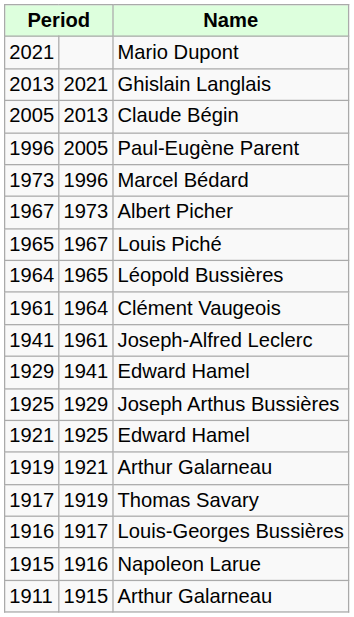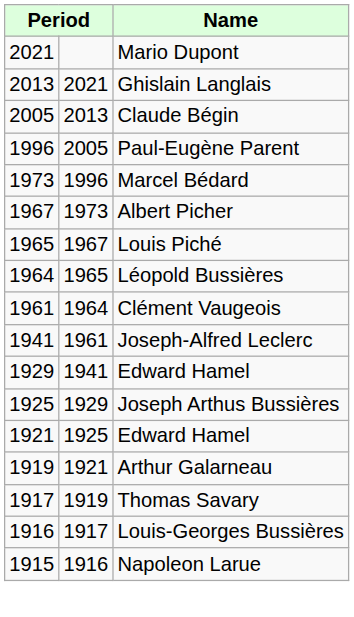- row: (31, 595)
